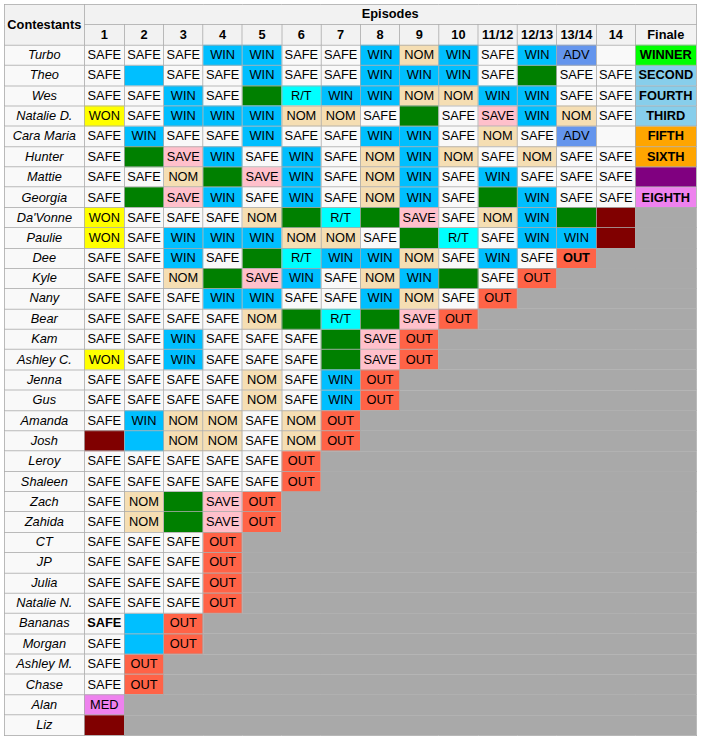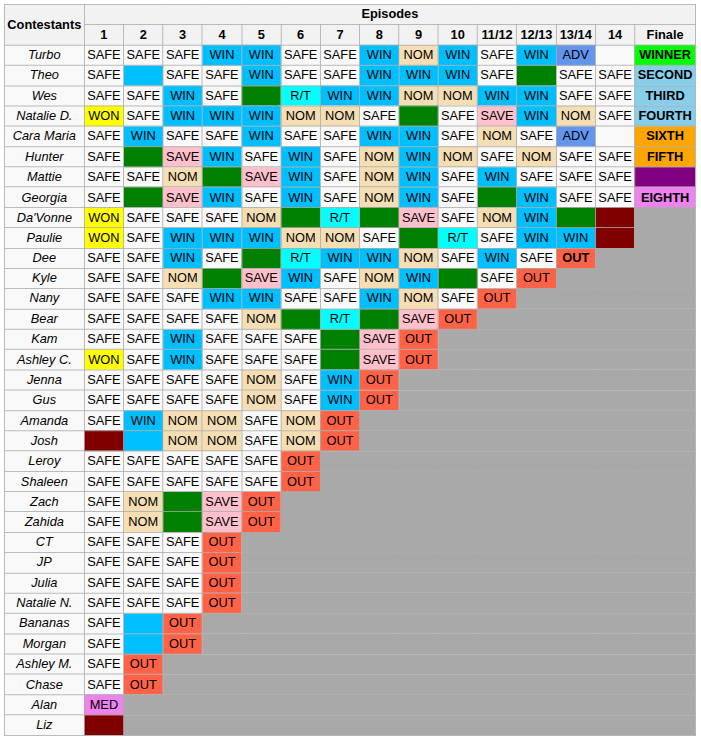(666, 95) FOURTH -> (665, 95) THIRD
(666, 116) THIRD -> (665, 116) FOURTH
(666, 136) FIFTH -> (665, 136) SIXTH
(666, 156) SIXTH -> (665, 156) FIFTH
(104, 623) bold -> (104, 623) normal
